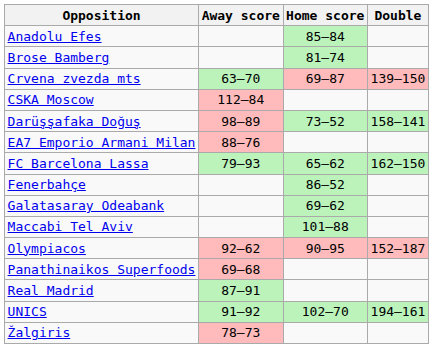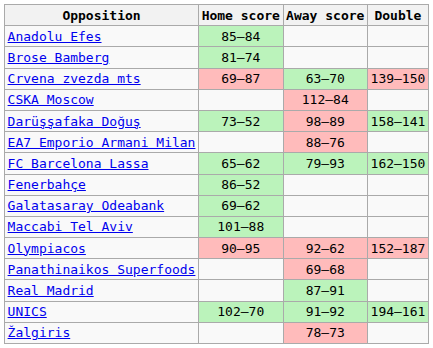columns swapped: (325, 15) <-> (241, 15)
